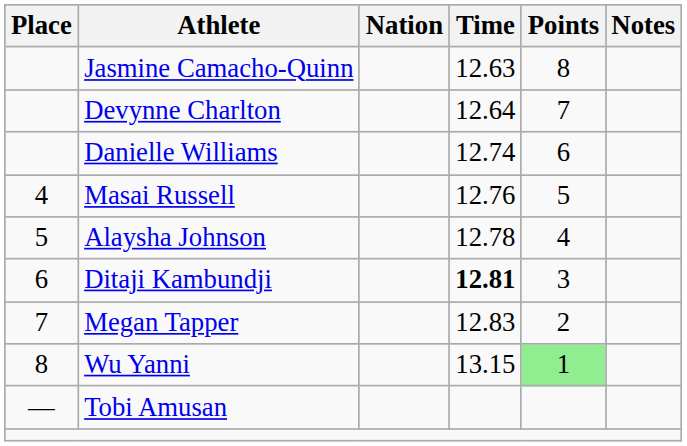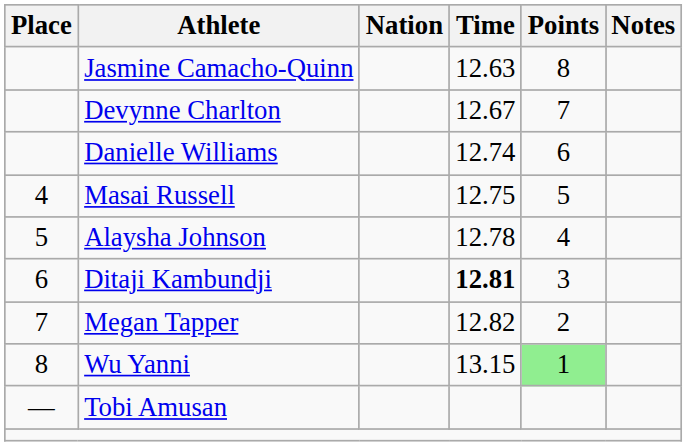(485, 110) 12.64 -> (485, 110) 12.67
(485, 195) 12.76 -> (485, 195) 12.75
(485, 322) 12.83 -> (485, 322) 12.82
